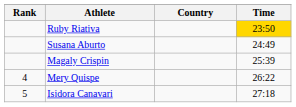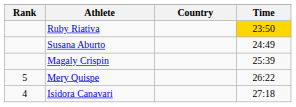(25, 77) 4 -> (25, 77) 5
(25, 94) 5 -> (25, 94) 4
